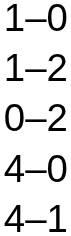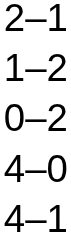- row: (36, 17)
+ row: (36, 17)
